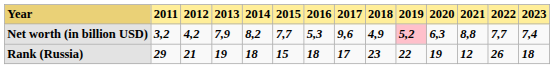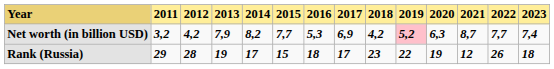(345, 34) 9,6 -> (345, 34) 6,9
(376, 34) 4,9 -> (376, 34) 4,2
(468, 34) 8,8 -> (468, 34) 8,7
(190, 53) 21 -> (190, 53) 28
(251, 53) 18 -> (251, 53) 17
